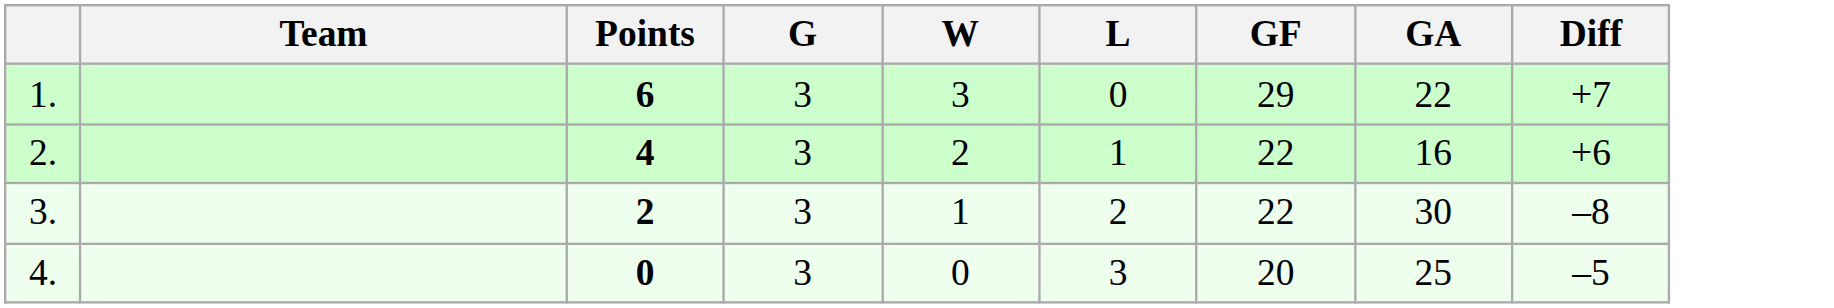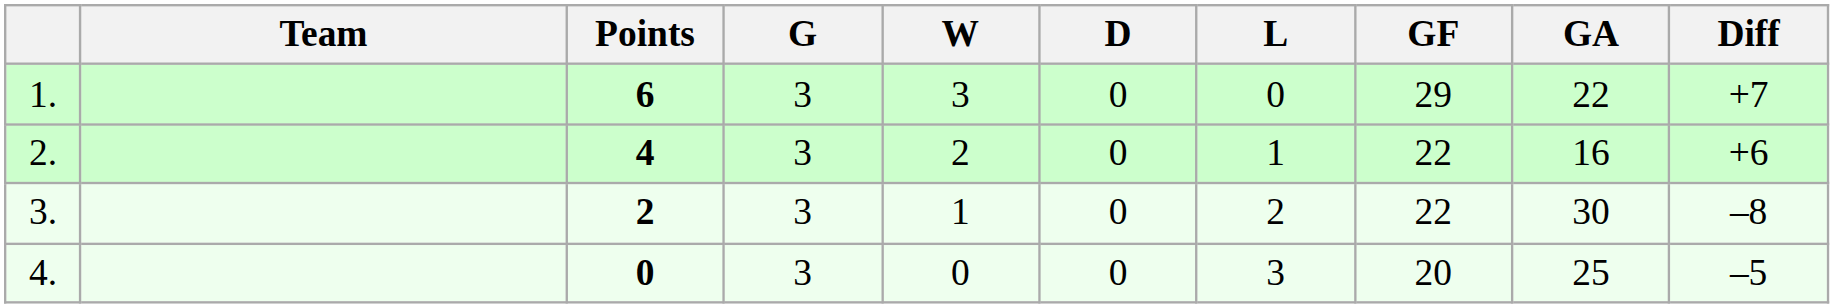+ column: (1118, 34)
